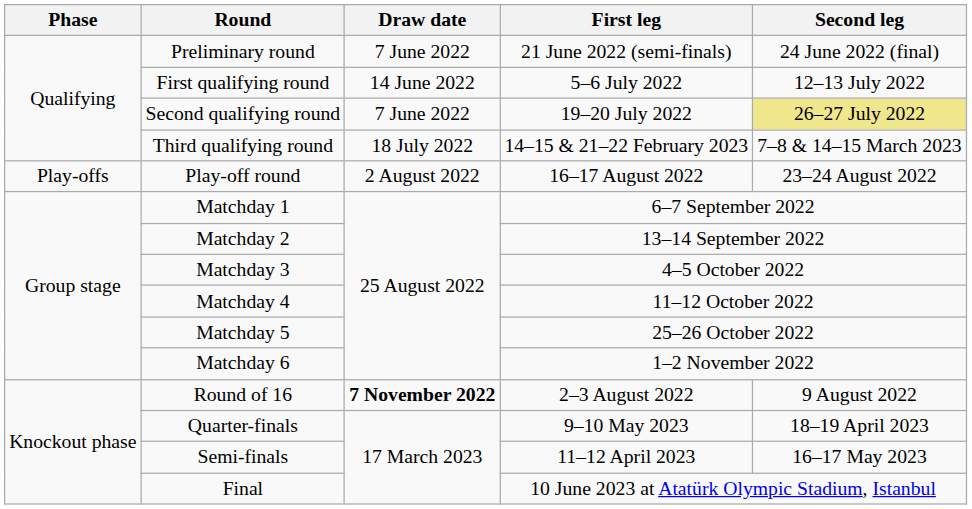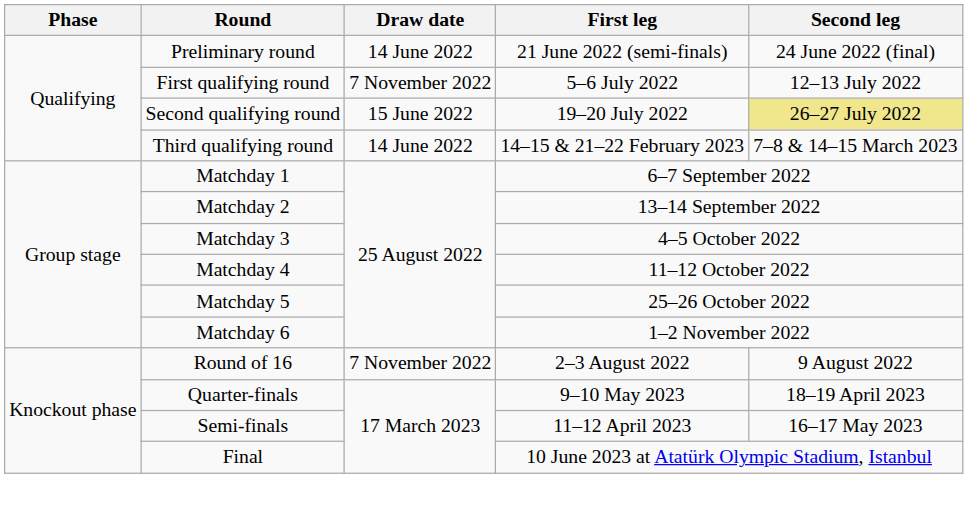(422, 51) 7 June 2022 -> (420, 51) 14 June 2022
(422, 82) 14 June 2022 -> (420, 82) 7 November 2022
(422, 113) 7 June 2022 -> (420, 113) 15 June 2022
(422, 144) 18 July 2022 -> (420, 144) 14 June 2022
- row: (243, 176)
(422, 394) bold -> (420, 363) normal
